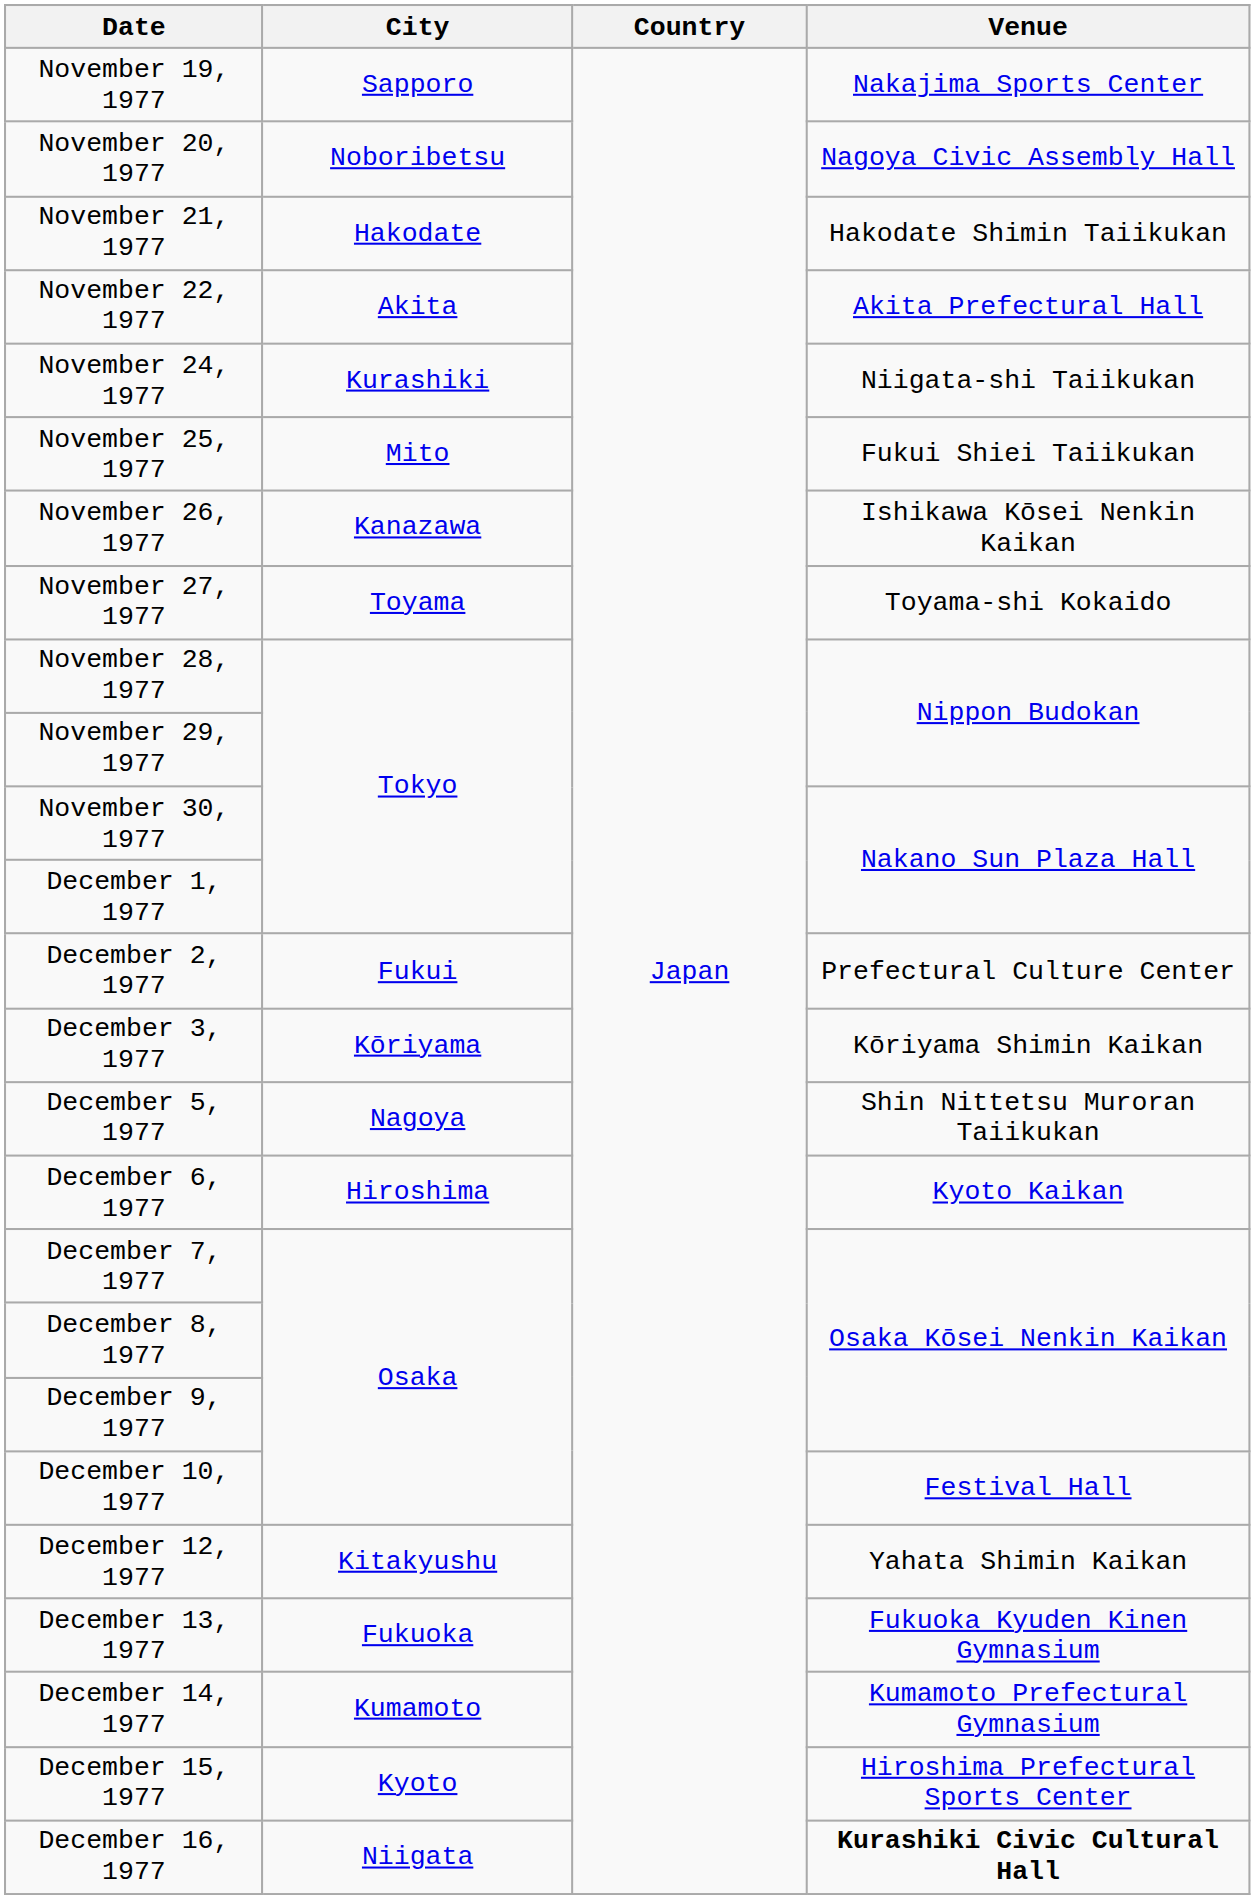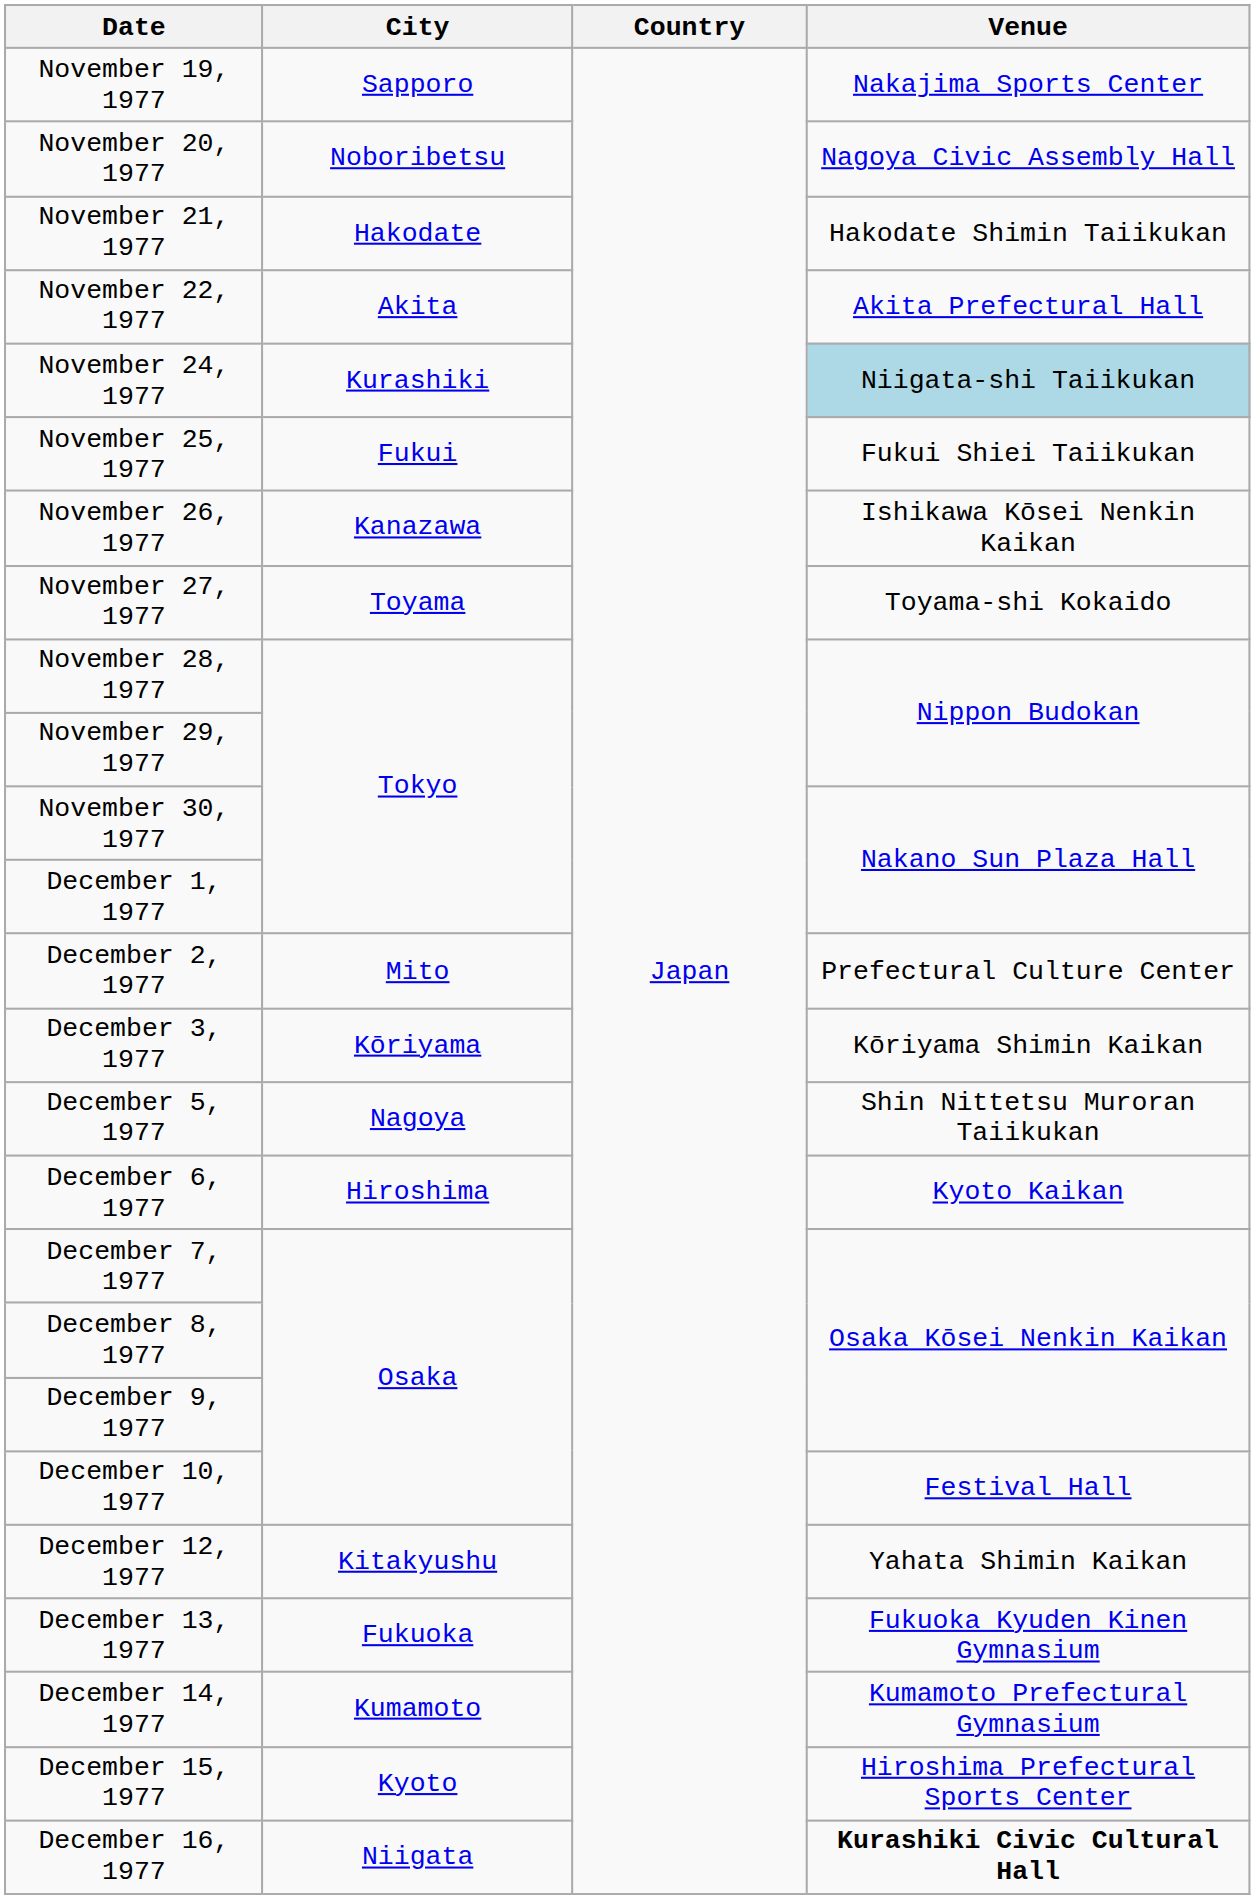(1028, 380) no background -> (1028, 380) lightblue background
(418, 454) Mito -> (418, 454) Fukui
(418, 971) Fukui -> (418, 971) Mito
